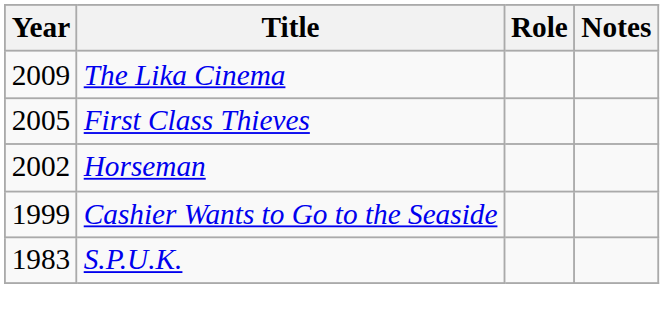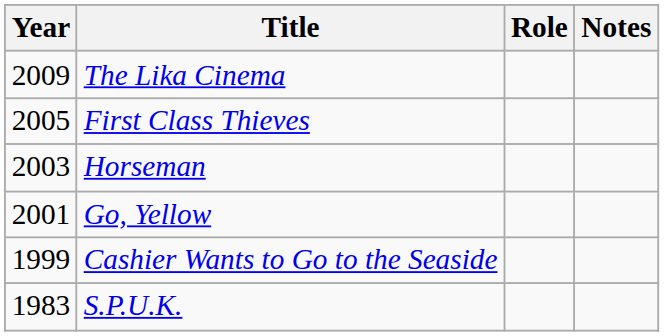(41, 167) 2002 -> (41, 167) 2003
+ row: (147, 213)
